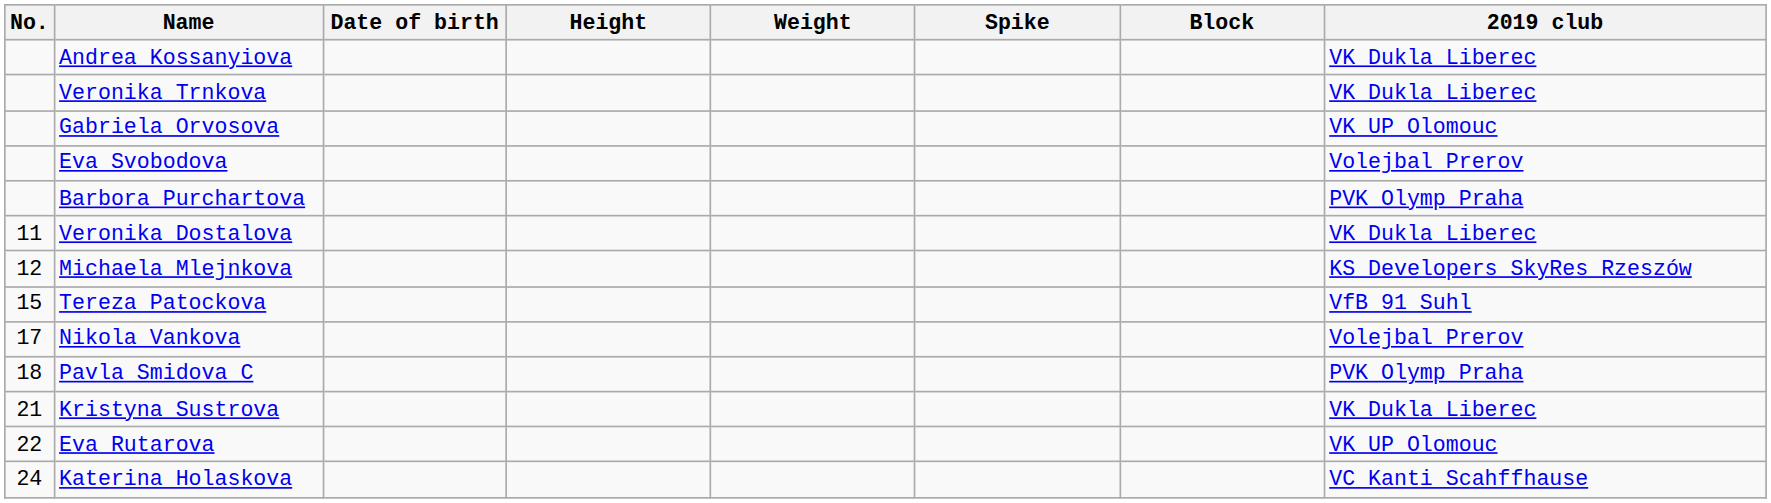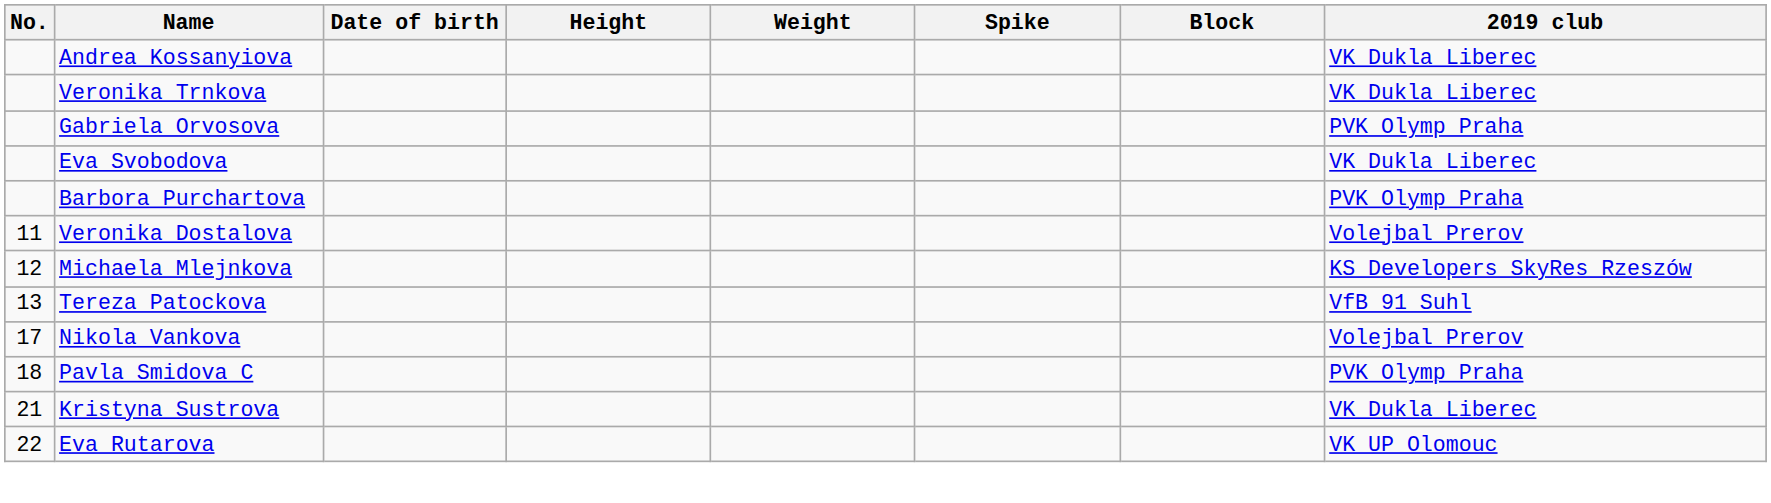(1413, 128) VK UP Olomouc -> (1426, 128) PVK Olymp Praha
(1426, 163) Volejbal Prerov -> (1433, 163) VK Dukla Liberec
(1433, 233) VK Dukla Liberec -> (1426, 233) Volejbal Prerov
(29, 304) 15 -> (29, 304) 13
- row: (176, 480)
